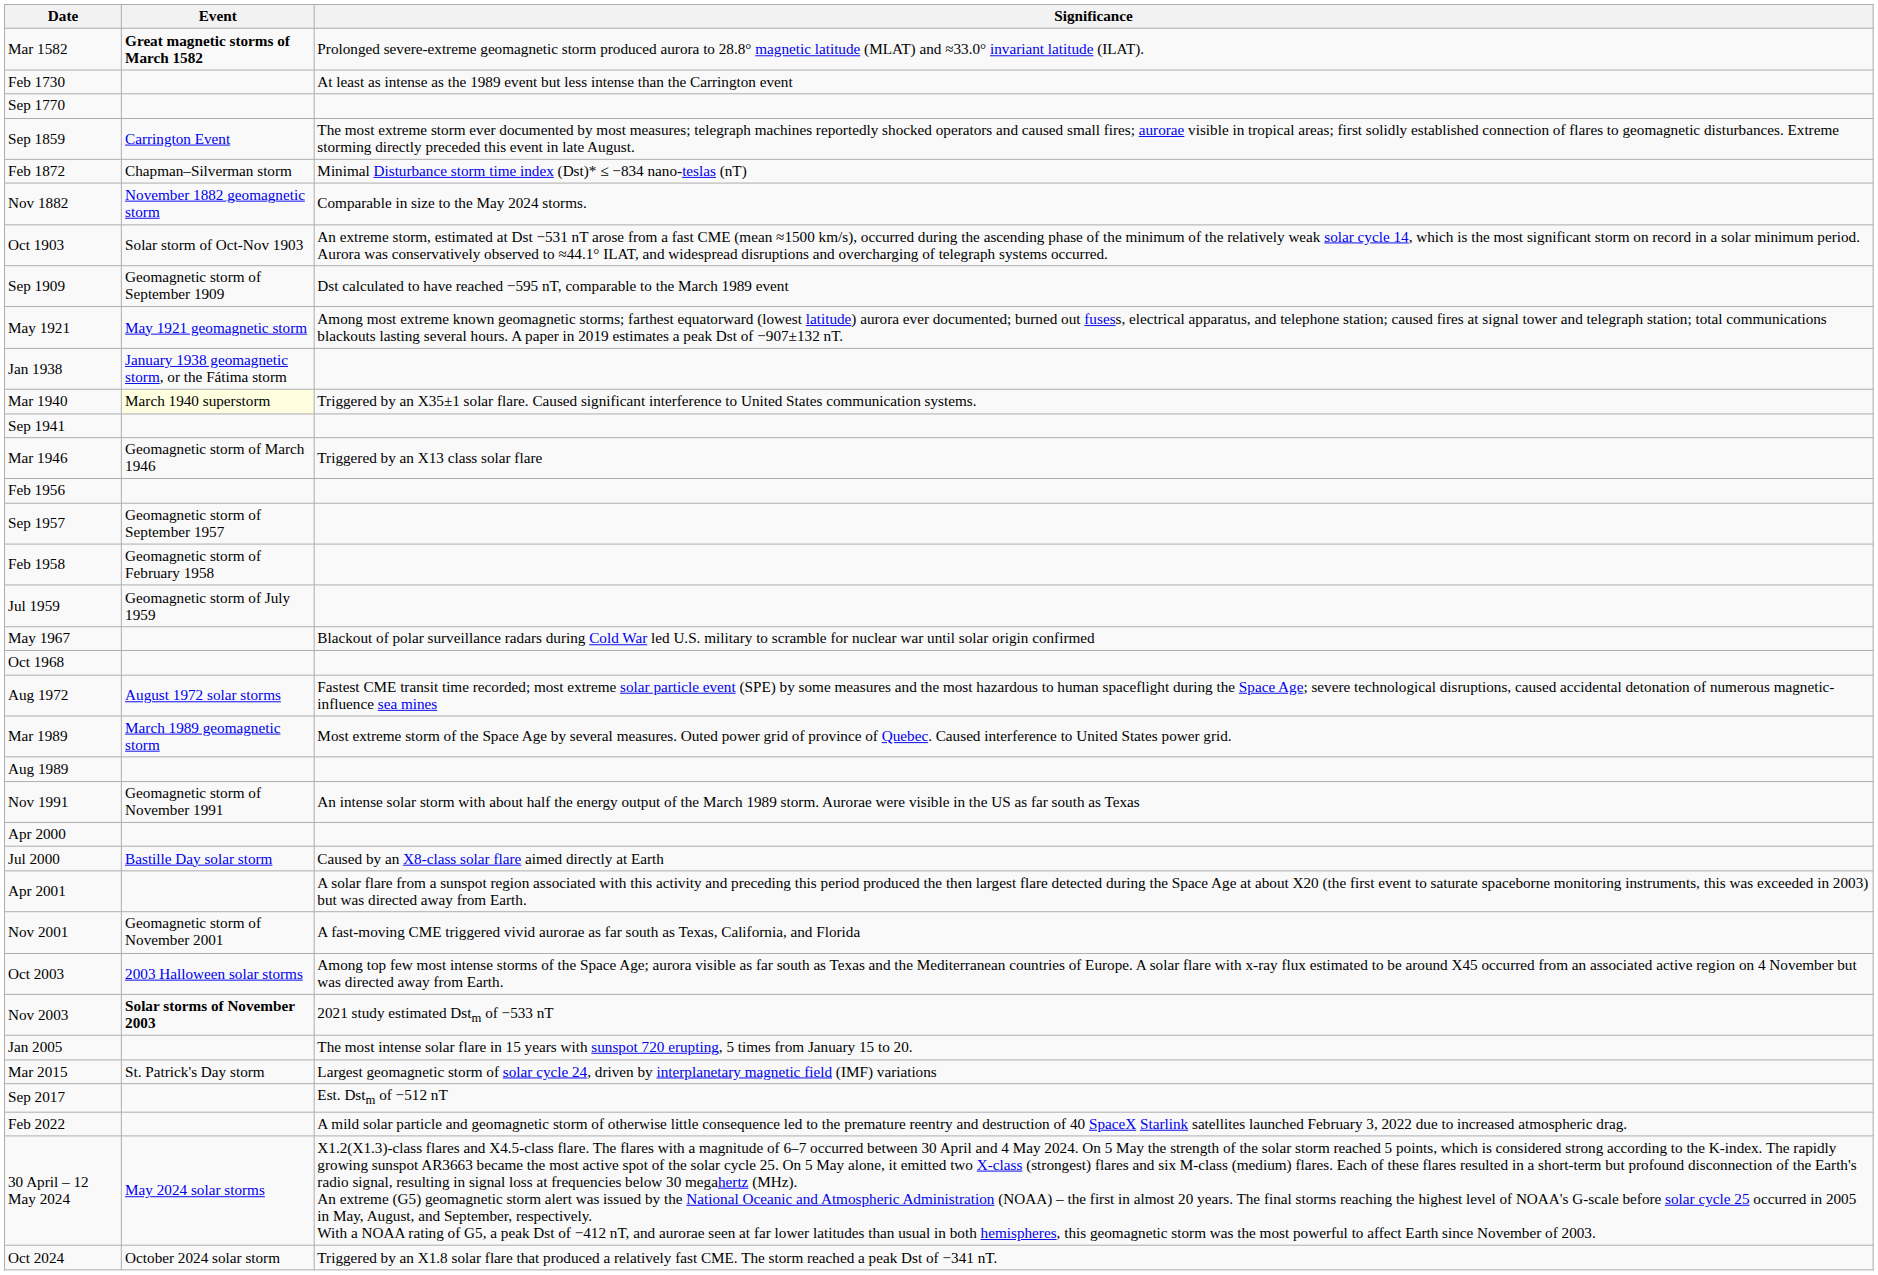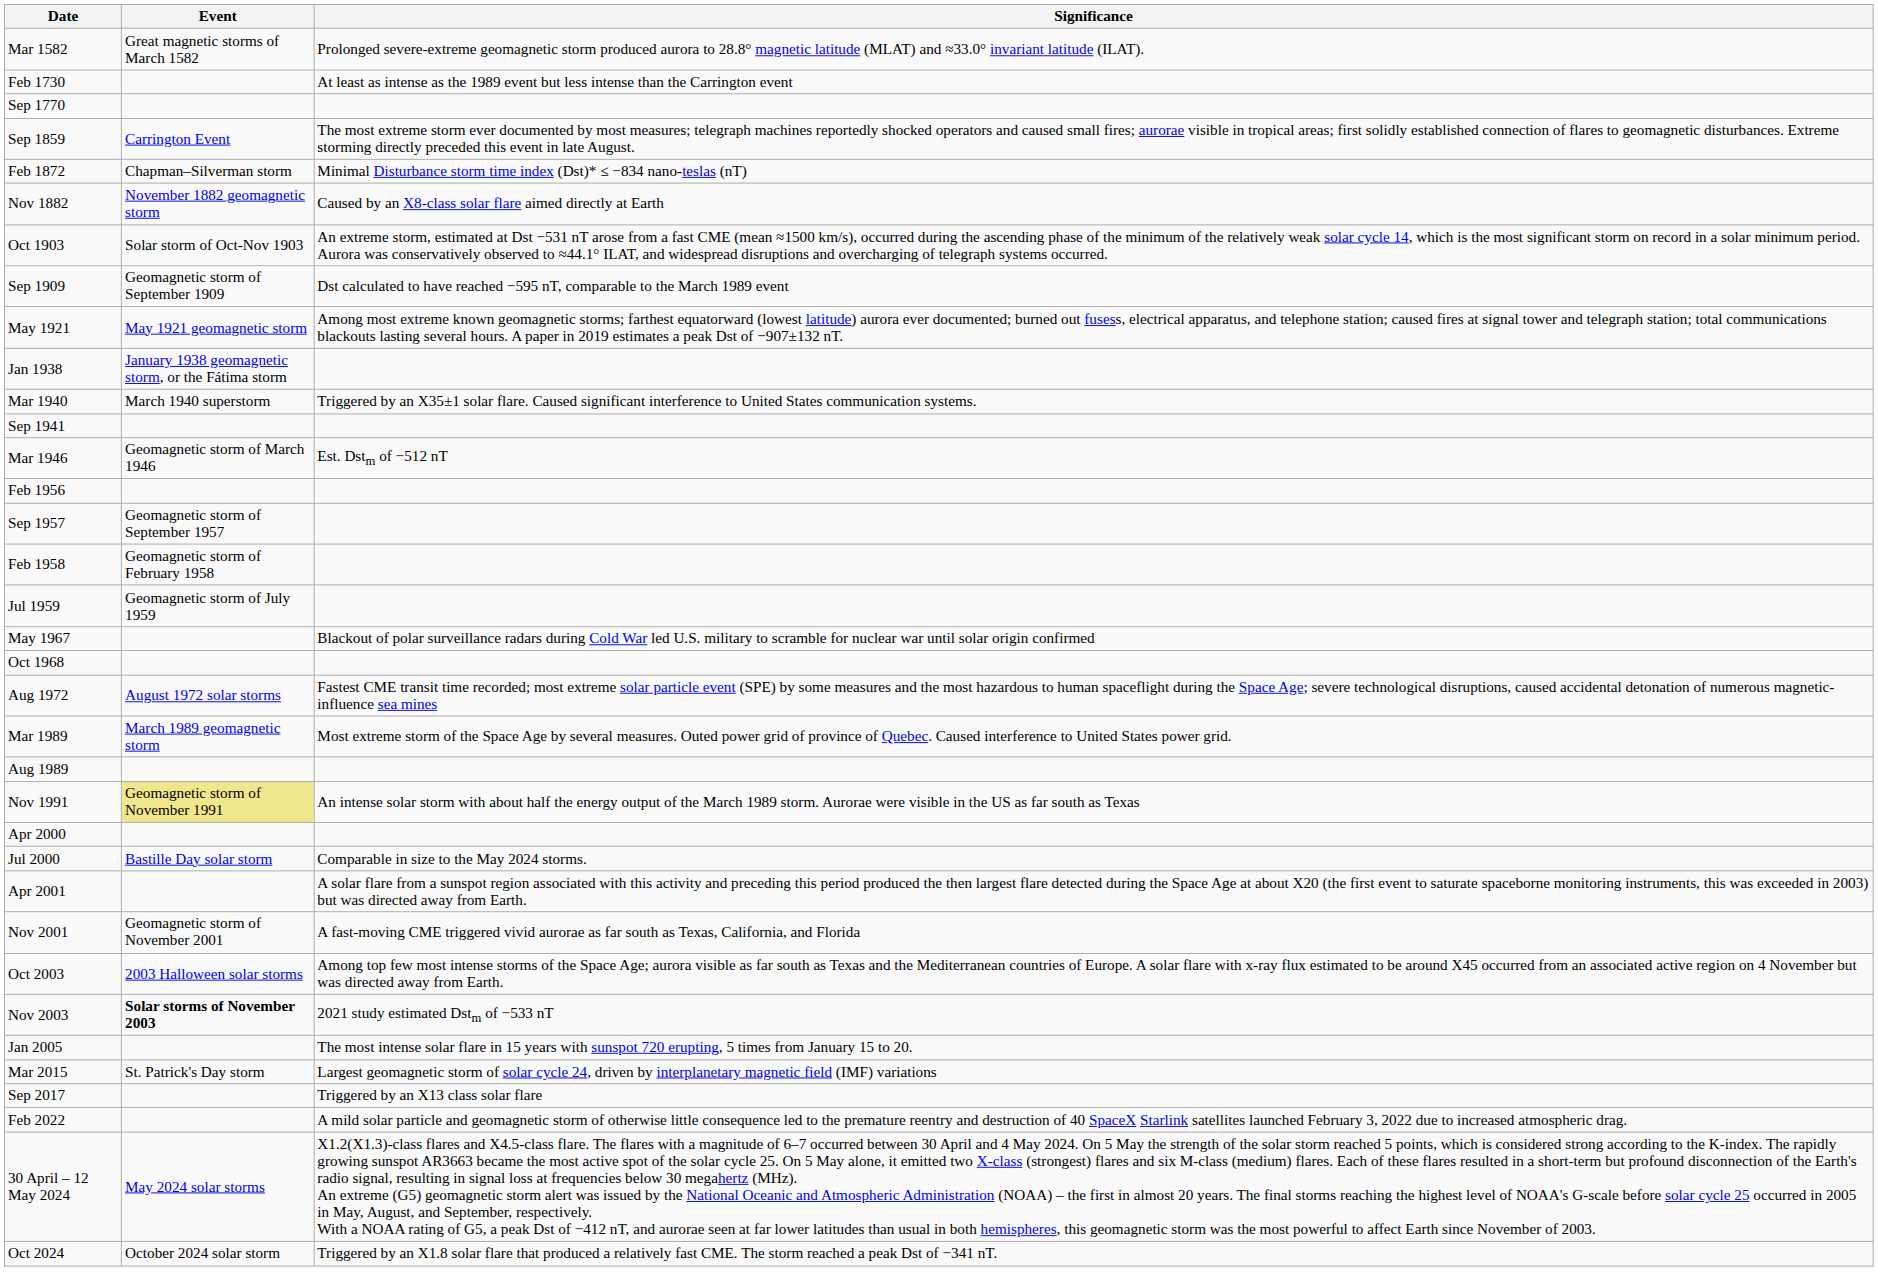(207, 49) bold -> (202, 49) normal
(452, 203) Comparable in size to the May 2024 storms. -> (491, 203) Caused by an X8-class solar flare aimed directly at Earth
(198, 401) lightyellow background -> (198, 401) no background
(430, 458) Triggered by an X13 class solar flare -> (383, 458) Est. Dstm of −512 nT
(193, 801) no background -> (193, 801) khaki background
(491, 858) Caused by an X8-class solar flare aimed directly at Earth -> (452, 858) Comparable in size to the May 2024 storms.
(383, 1097) Est. Dstm of −512 nT -> (430, 1095) Triggered by an X13 class solar flare
